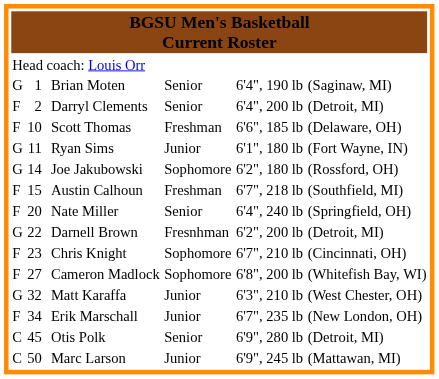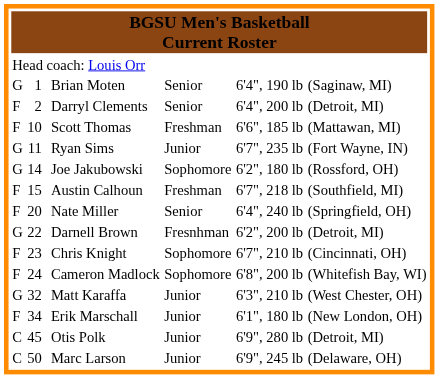(355, 127) (Delaware, OH) -> (354, 127) (Mattawan, MI)
(270, 148) 6'1", 180 lb -> (270, 148) 6'7", 235 lb
(35, 274) 27 -> (35, 274) 24
(270, 316) 6'7", 235 lb -> (270, 316) 6'1", 180 lb
(183, 337) Senior -> (182, 337) Junior
(354, 358) (Mattawan, MI) -> (355, 358) (Delaware, OH)
